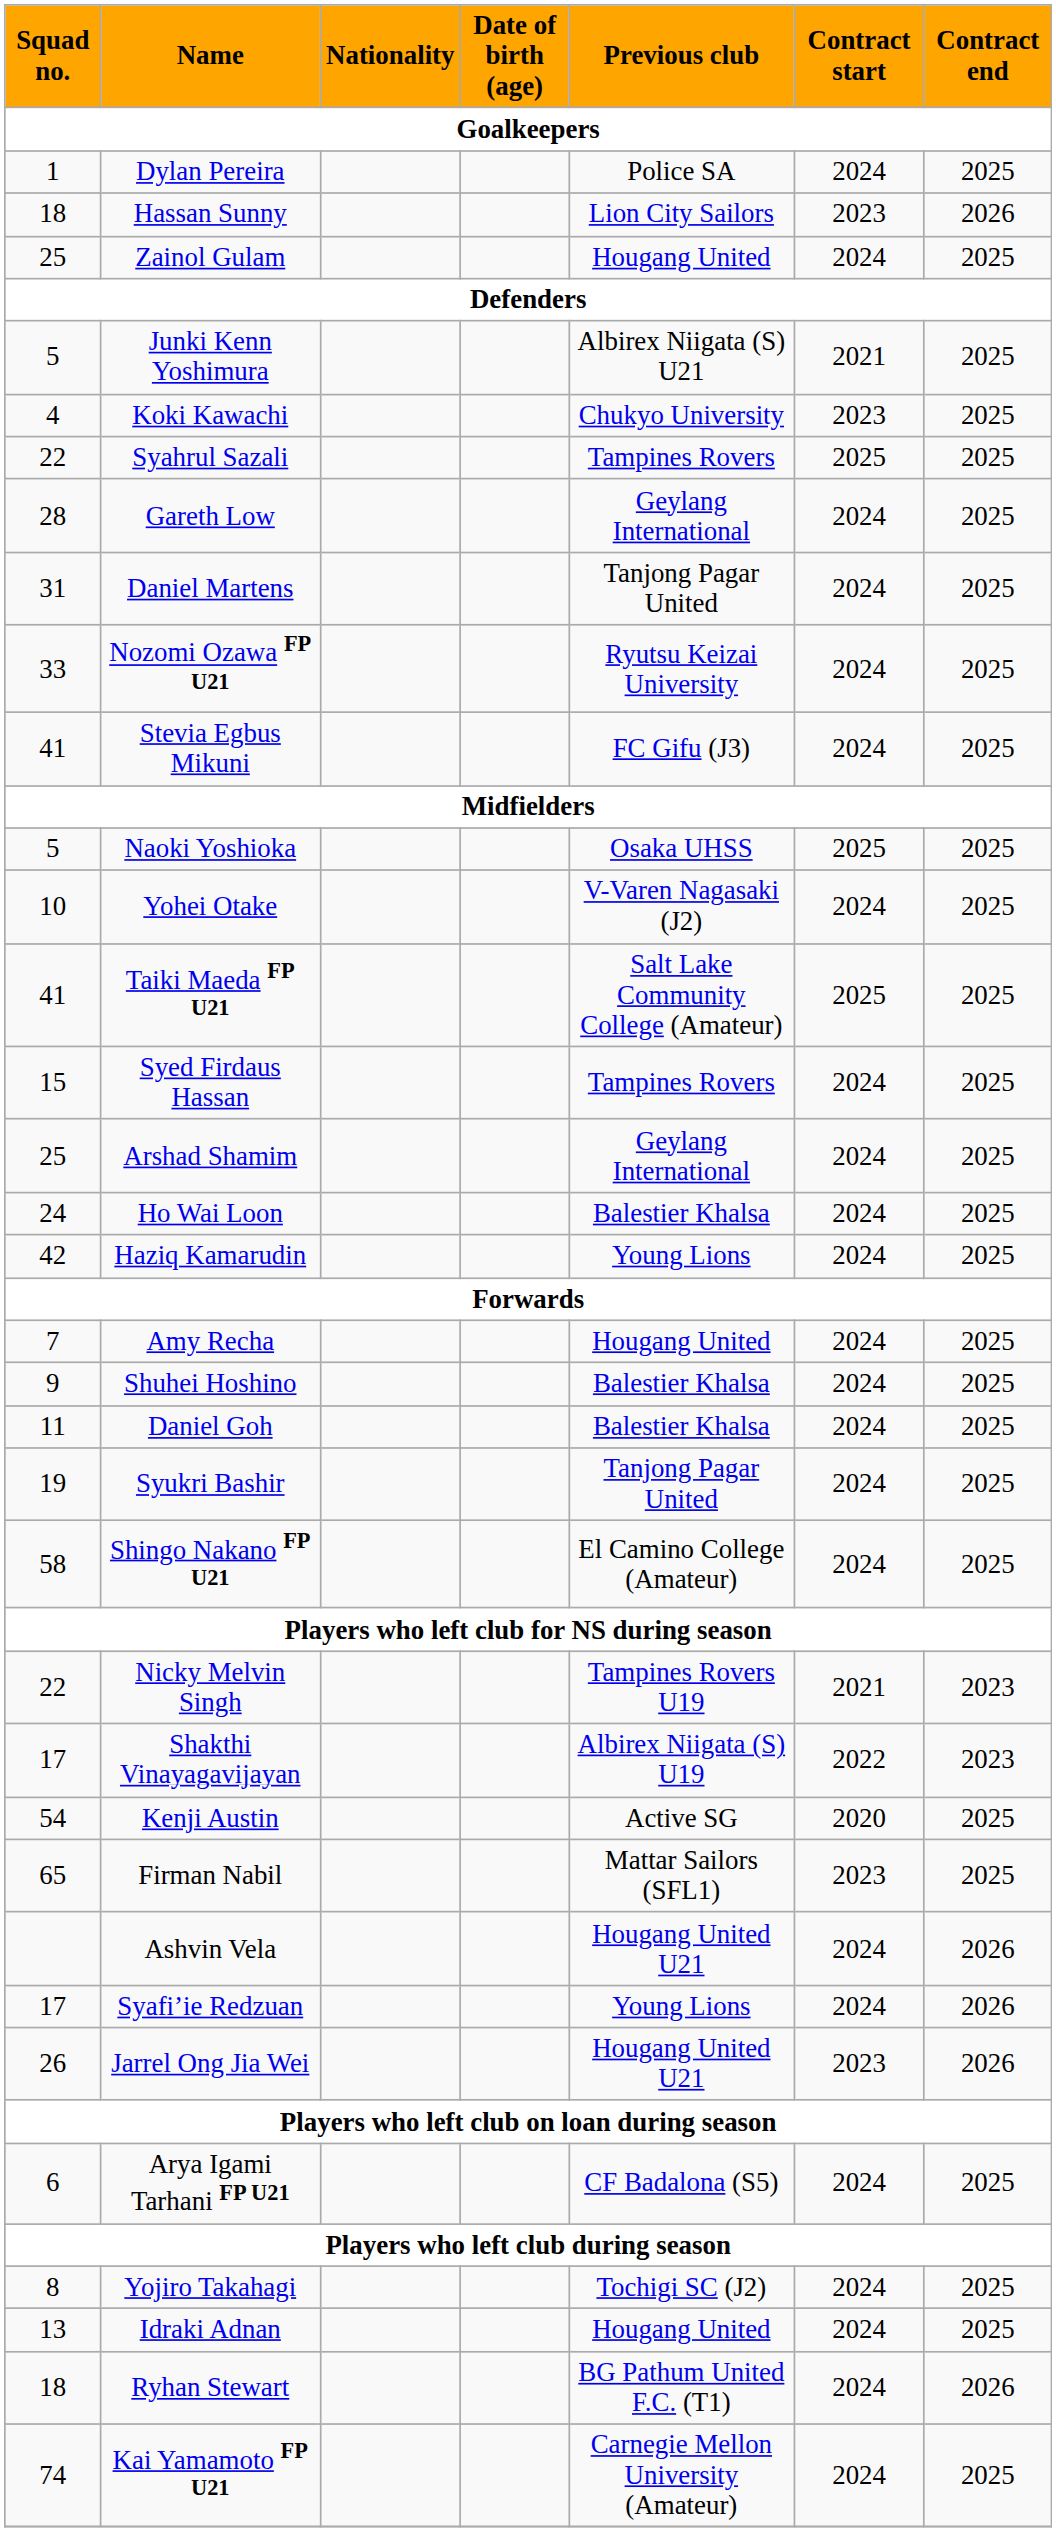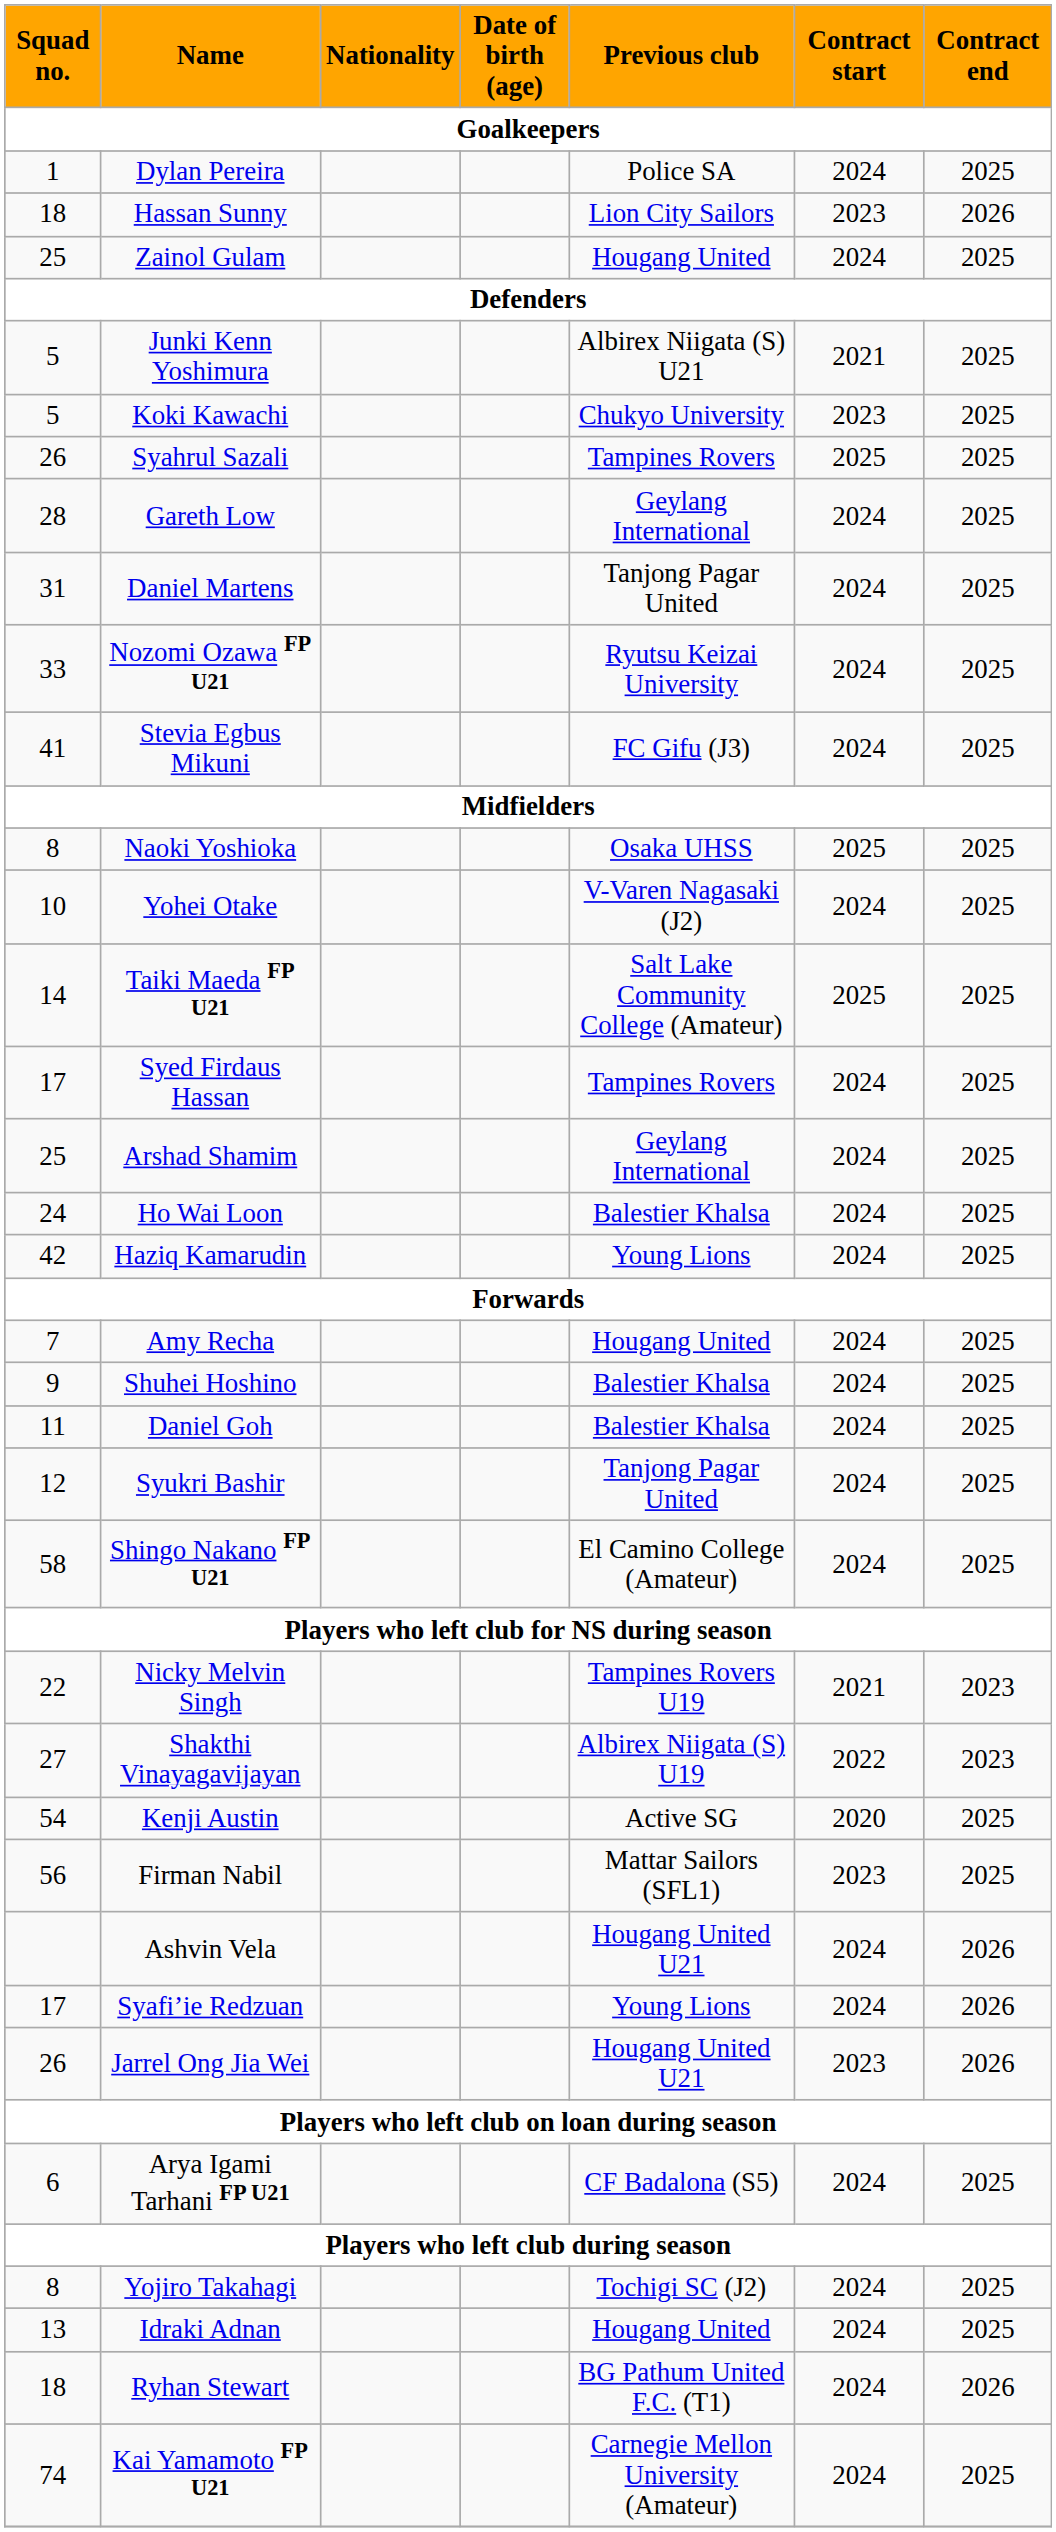(53, 414) 4 -> (53, 414) 5
(53, 457) 22 -> (53, 457) 26
(53, 848) 5 -> (53, 848) 8
(53, 994) 41 -> (53, 994) 14
(53, 1082) 15 -> (53, 1082) 17
(53, 1484) 19 -> (53, 1484) 12
(53, 1759) 17 -> (53, 1759) 27
(53, 1875) 65 -> (53, 1875) 56
